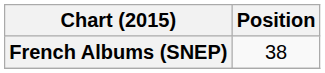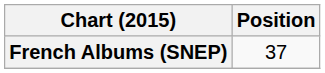(276, 52) 38 -> (276, 52) 37
